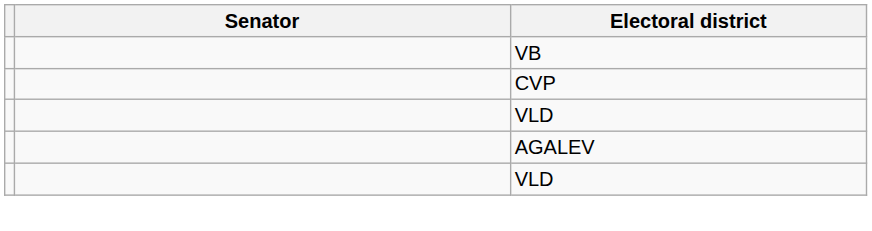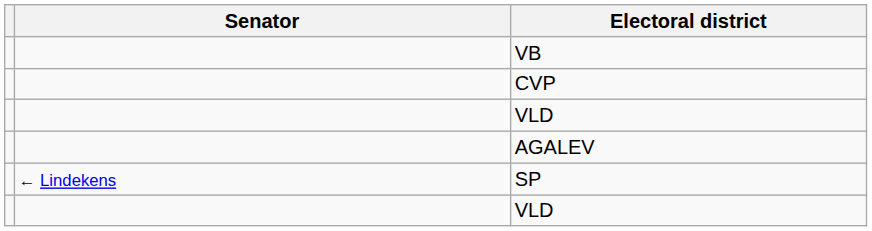+ row: (67, 180)
